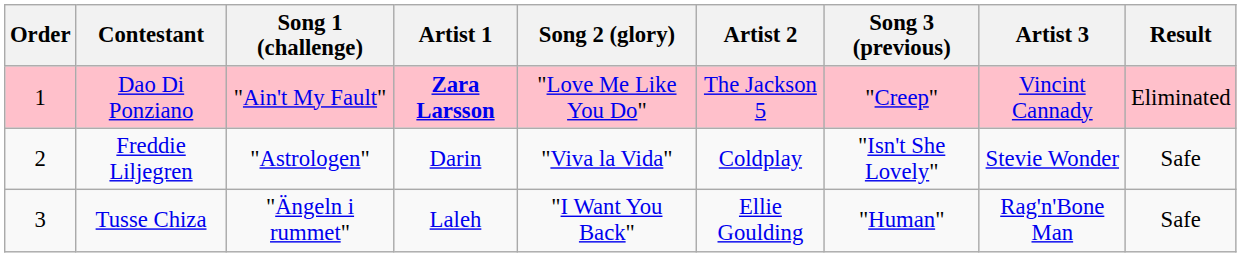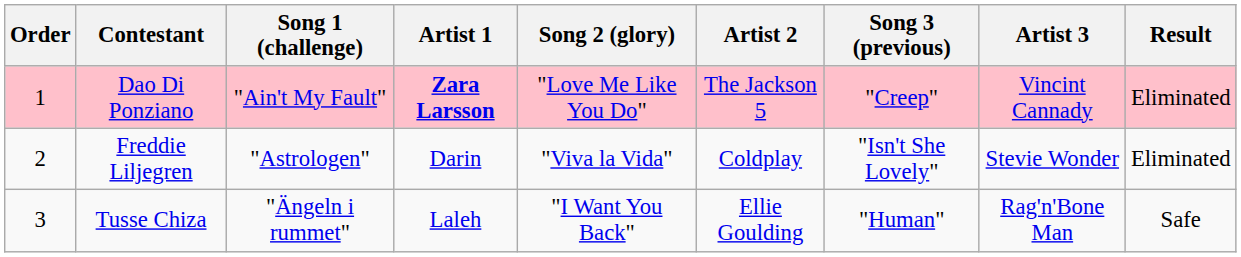(1181, 158) Safe -> (1181, 158) Eliminated
